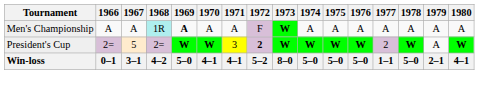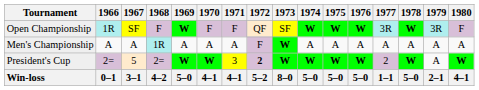+ row: (49, 28)
(184, 28) bold -> (184, 45) normal
